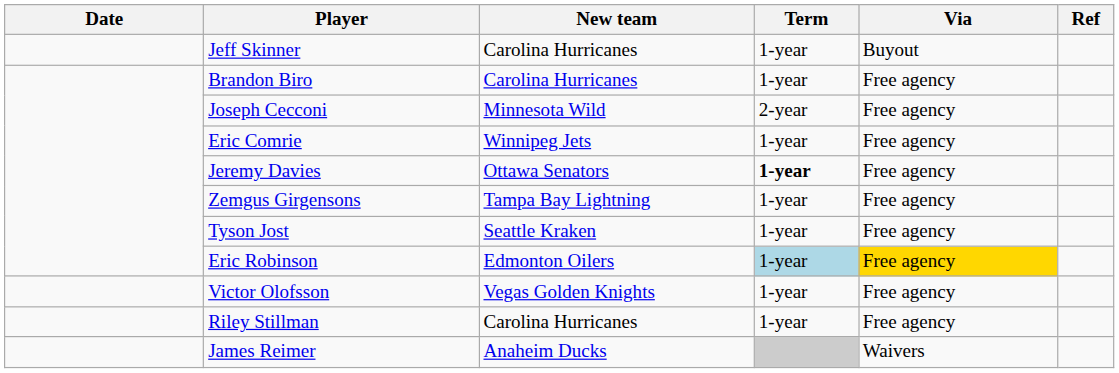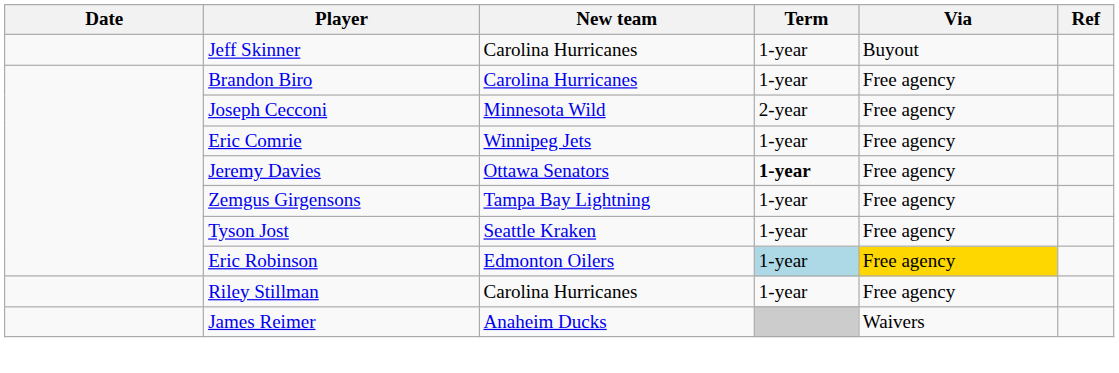- row: (269, 291)
